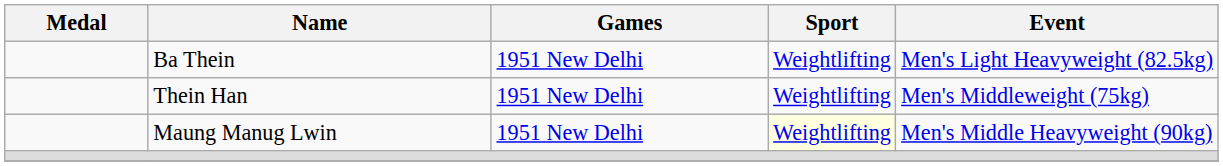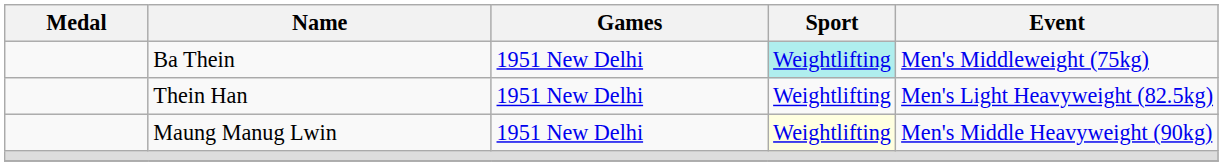(832, 59) no background -> (832, 59) paleturquoise background
(1057, 59) Men's Light Heavyweight (82.5kg) -> (1025, 59) Men's Middleweight (75kg)
(1025, 96) Men's Middleweight (75kg) -> (1057, 96) Men's Light Heavyweight (82.5kg)
